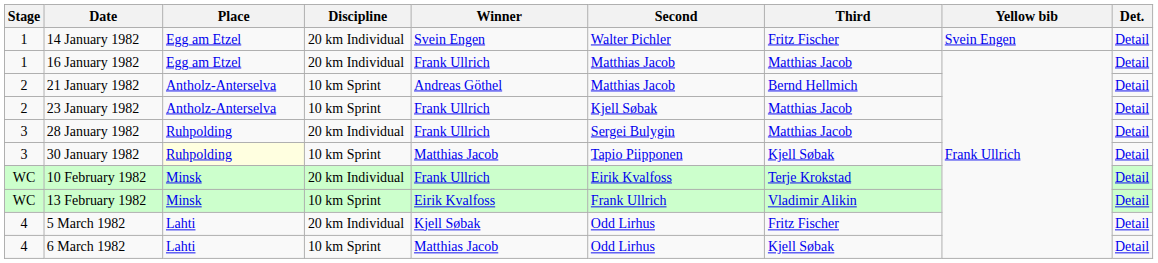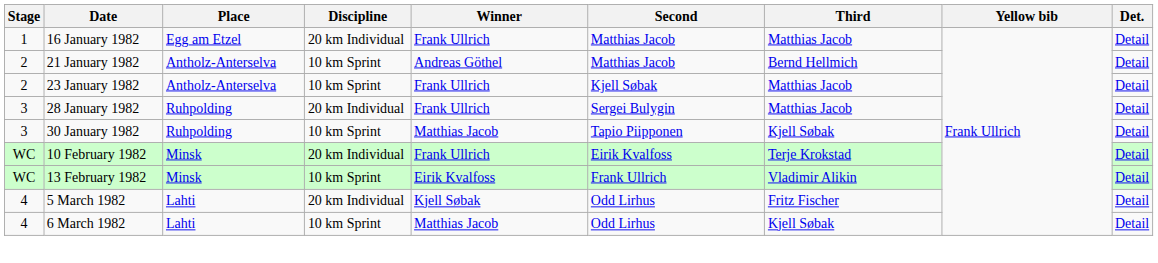- row: (93, 39)
(199, 154) lightyellow background -> (199, 131) no background
